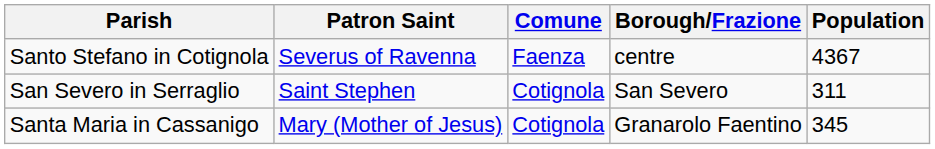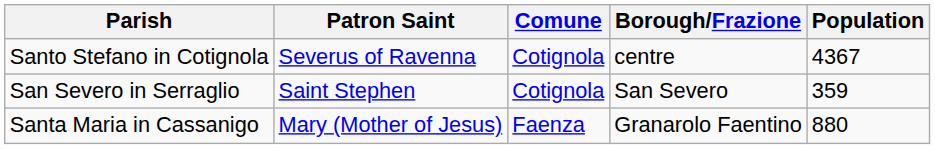(549, 56) Faenza -> (558, 56) Cotignola
(829, 90) 311 -> (830, 90) 359
(558, 125) Cotignola -> (549, 125) Faenza
(830, 125) 345 -> (830, 125) 880
